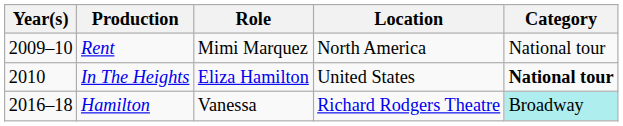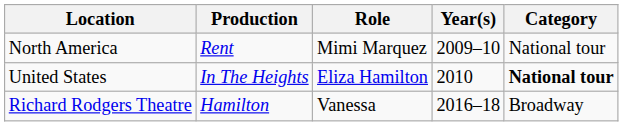columns swapped: (41, 18) <-> (409, 18)
(546, 105) paleturquoise background -> (546, 105) no background
